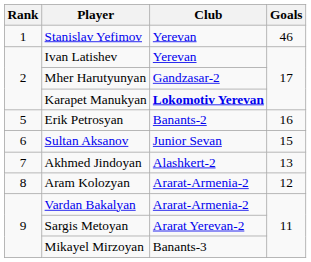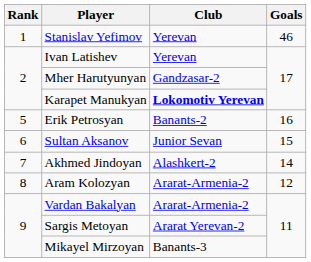(286, 162) 13 -> (286, 162) 14
